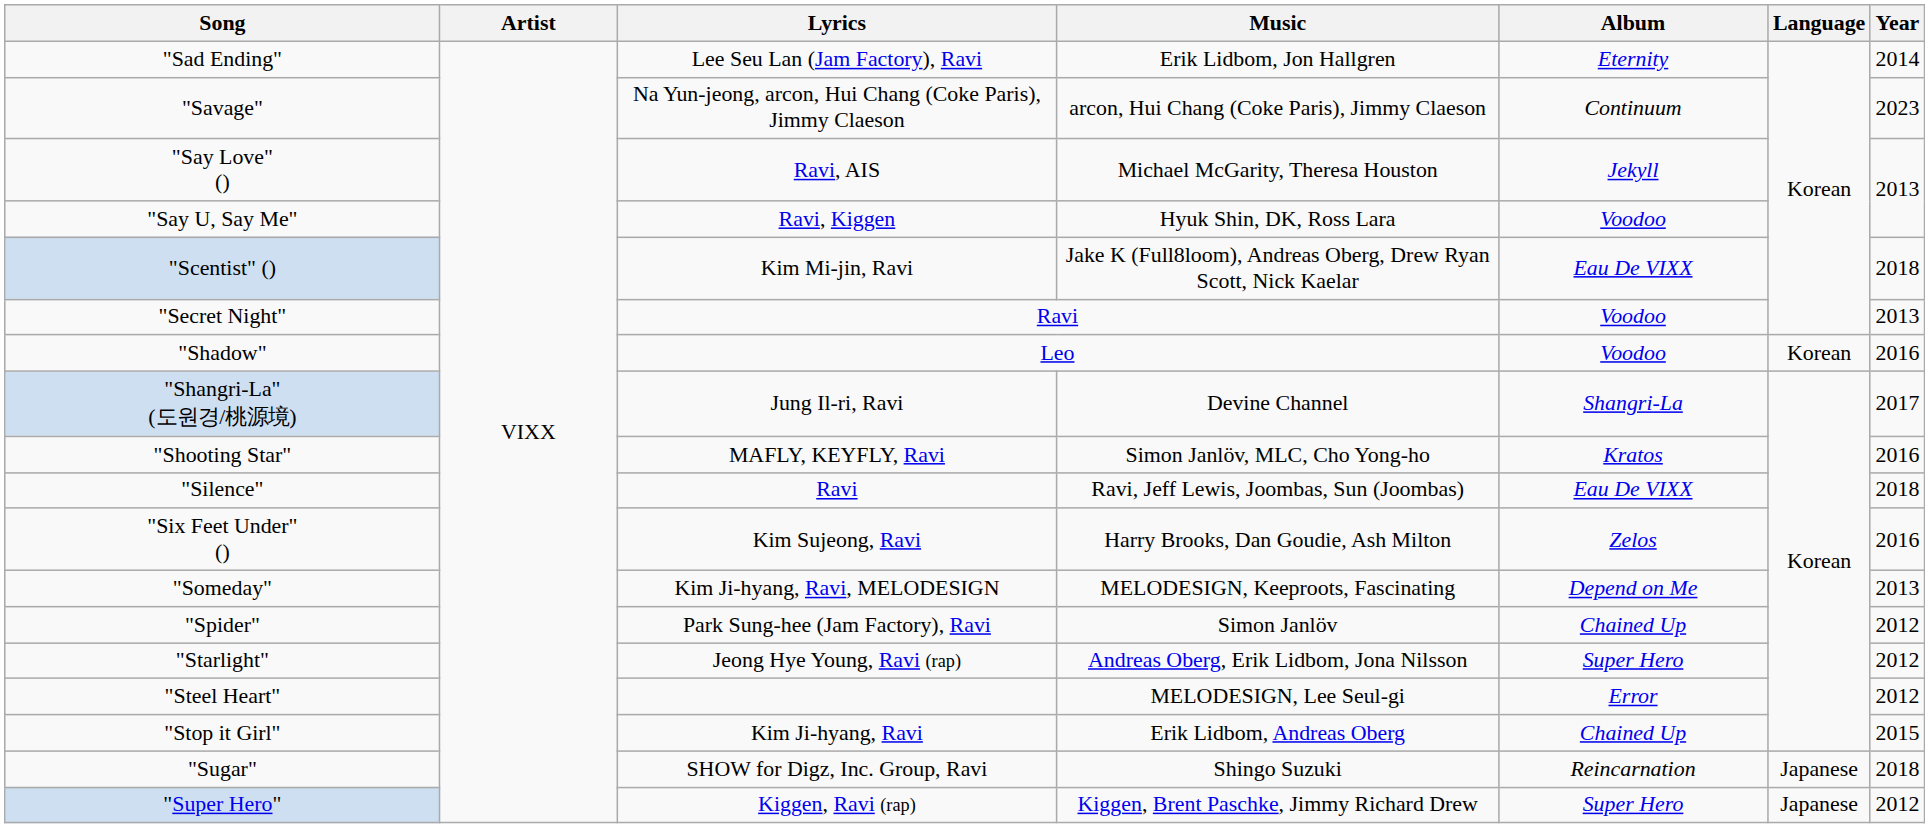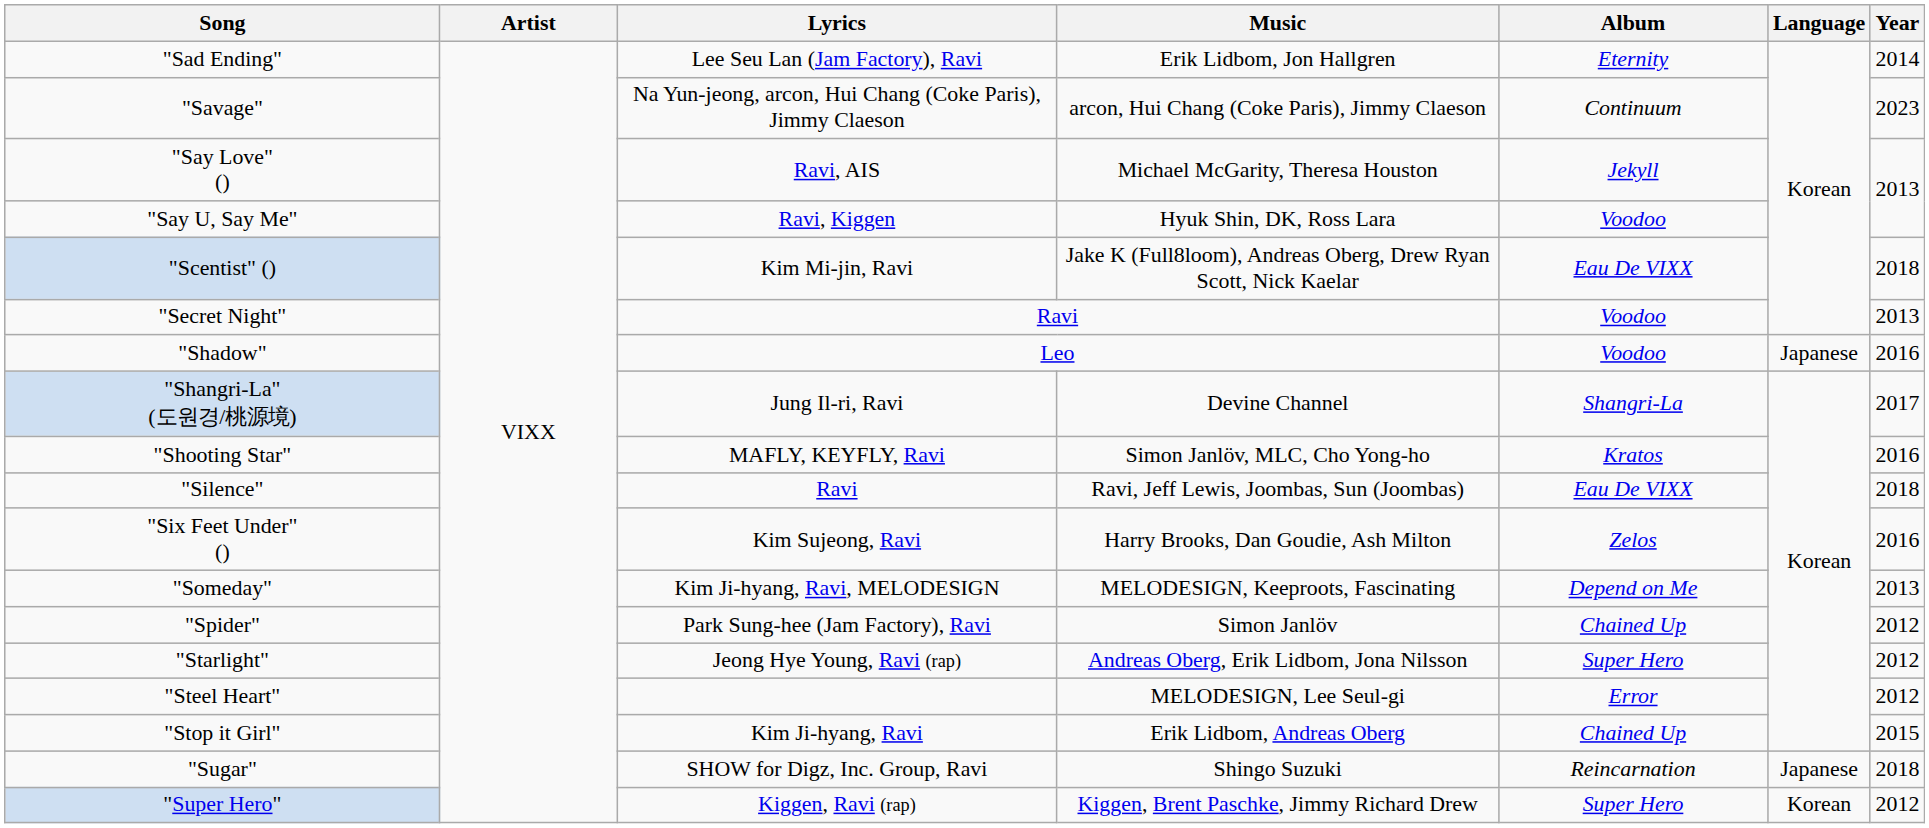(1819, 352) Korean -> (1819, 352) Japanese
(1819, 804) Japanese -> (1819, 804) Korean
